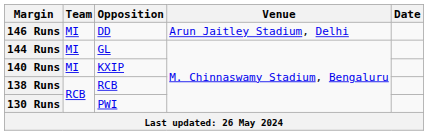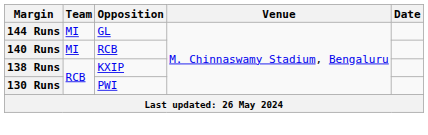- row: (34, 31)
(111, 67) KXIP -> (107, 49) RCB
(107, 85) RCB -> (111, 67) KXIP
